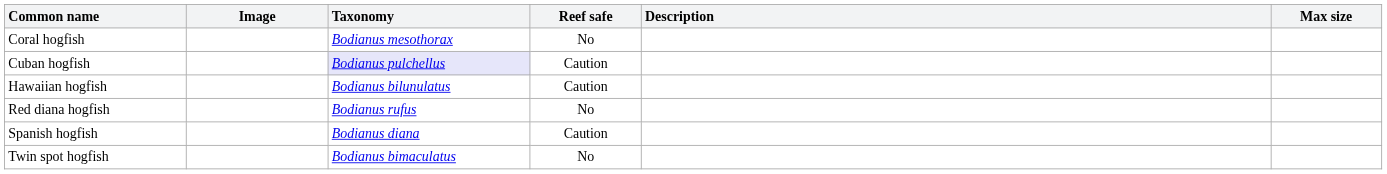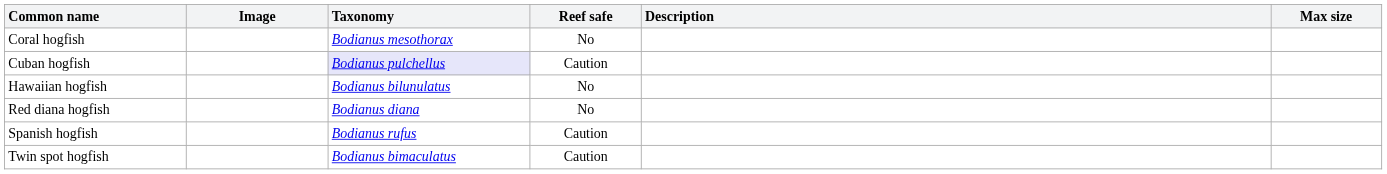(586, 86) Caution -> (586, 86) No
(374, 110) Bodianus rufus -> (376, 110) Bodianus diana
(376, 133) Bodianus diana -> (374, 133) Bodianus rufus
(586, 157) No -> (586, 157) Caution
